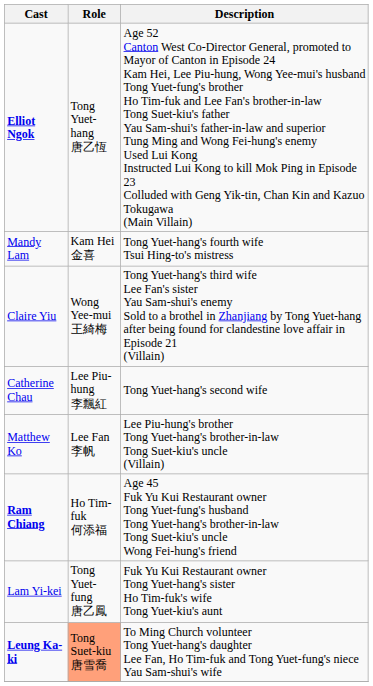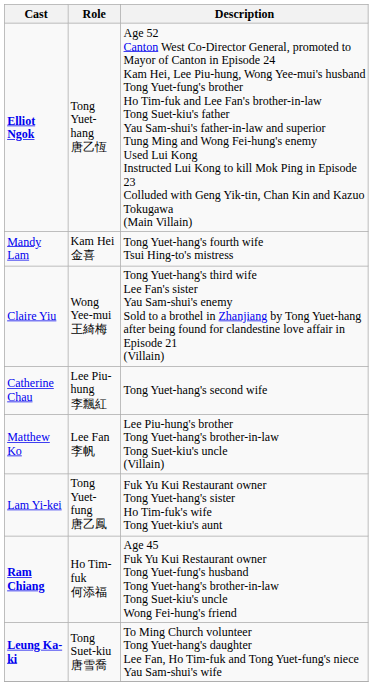rows swapped: (26, 517) <-> (34, 591)
(91, 651) lightsalmon background -> (91, 651) no background
